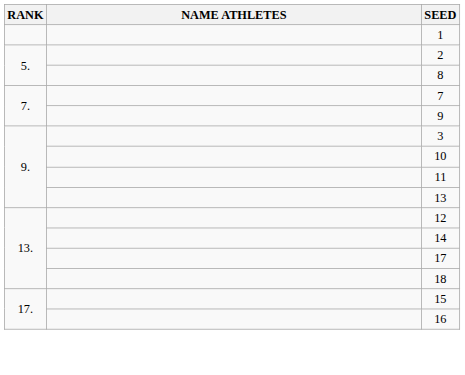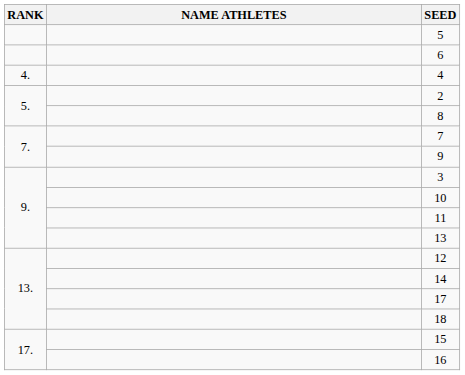- row: (440, 35)
+ row: (440, 35)
+ row: (440, 55)
+ row: (440, 75)
